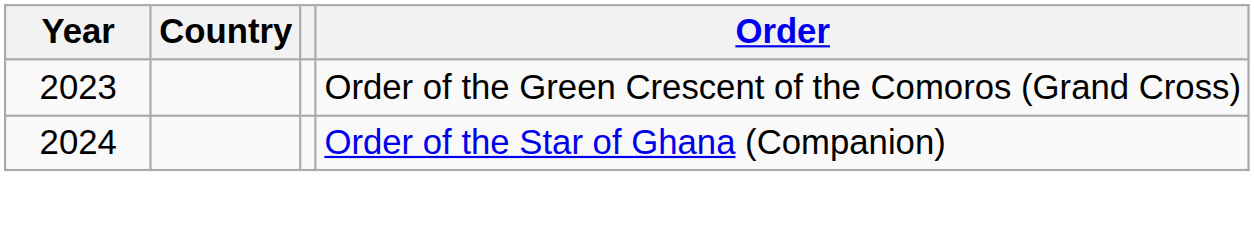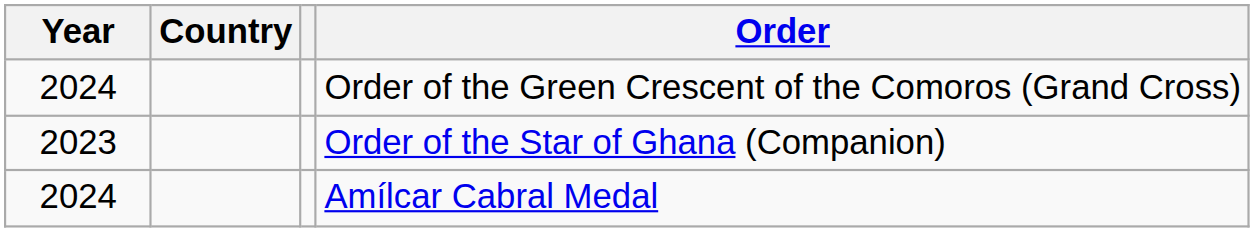(78, 87) 2023 -> (78, 87) 2024
(78, 142) 2024 -> (78, 142) 2023
+ row: (491, 197)
